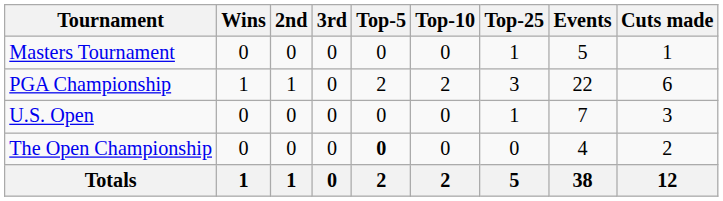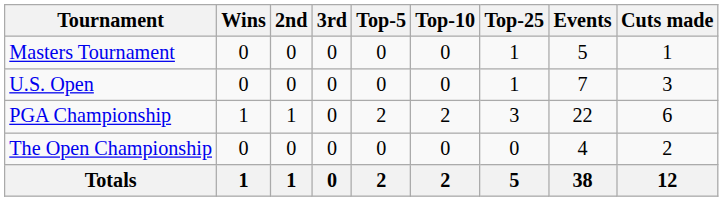rows swapped: (90, 84) <-> (52, 116)
(381, 148) bold -> (381, 148) normal
